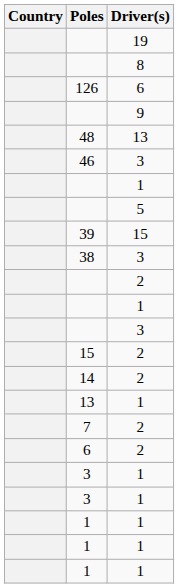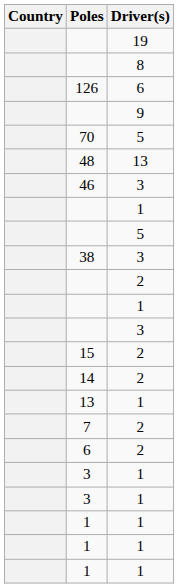+ row: (87, 137)
- row: (87, 233)
